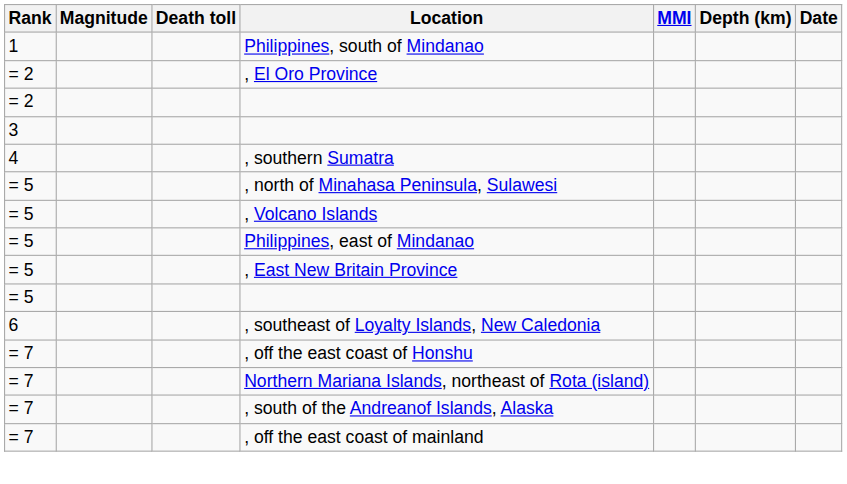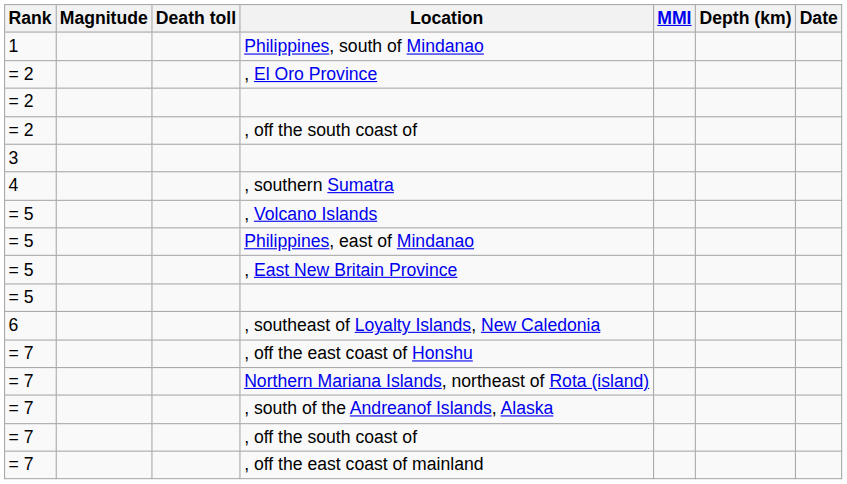+ row: (21, 130)
- row: (21, 185)
+ row: (21, 437)
